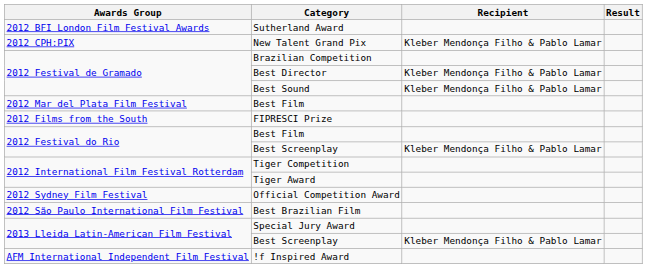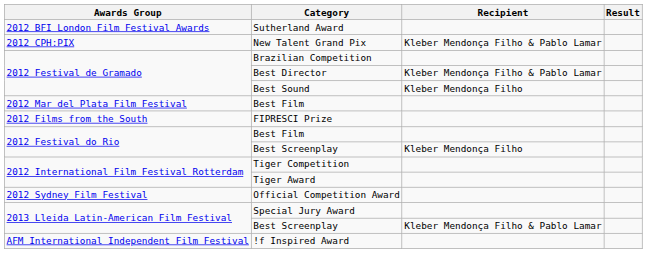(503, 88) Kleber Mendonça Filho & Pablo Lamar -> (464, 88) Kleber Mendonça Filho
(503, 149) Kleber Mendonça Filho & Pablo Lamar -> (464, 149) Kleber Mendonça Filho
- row: (125, 210)
